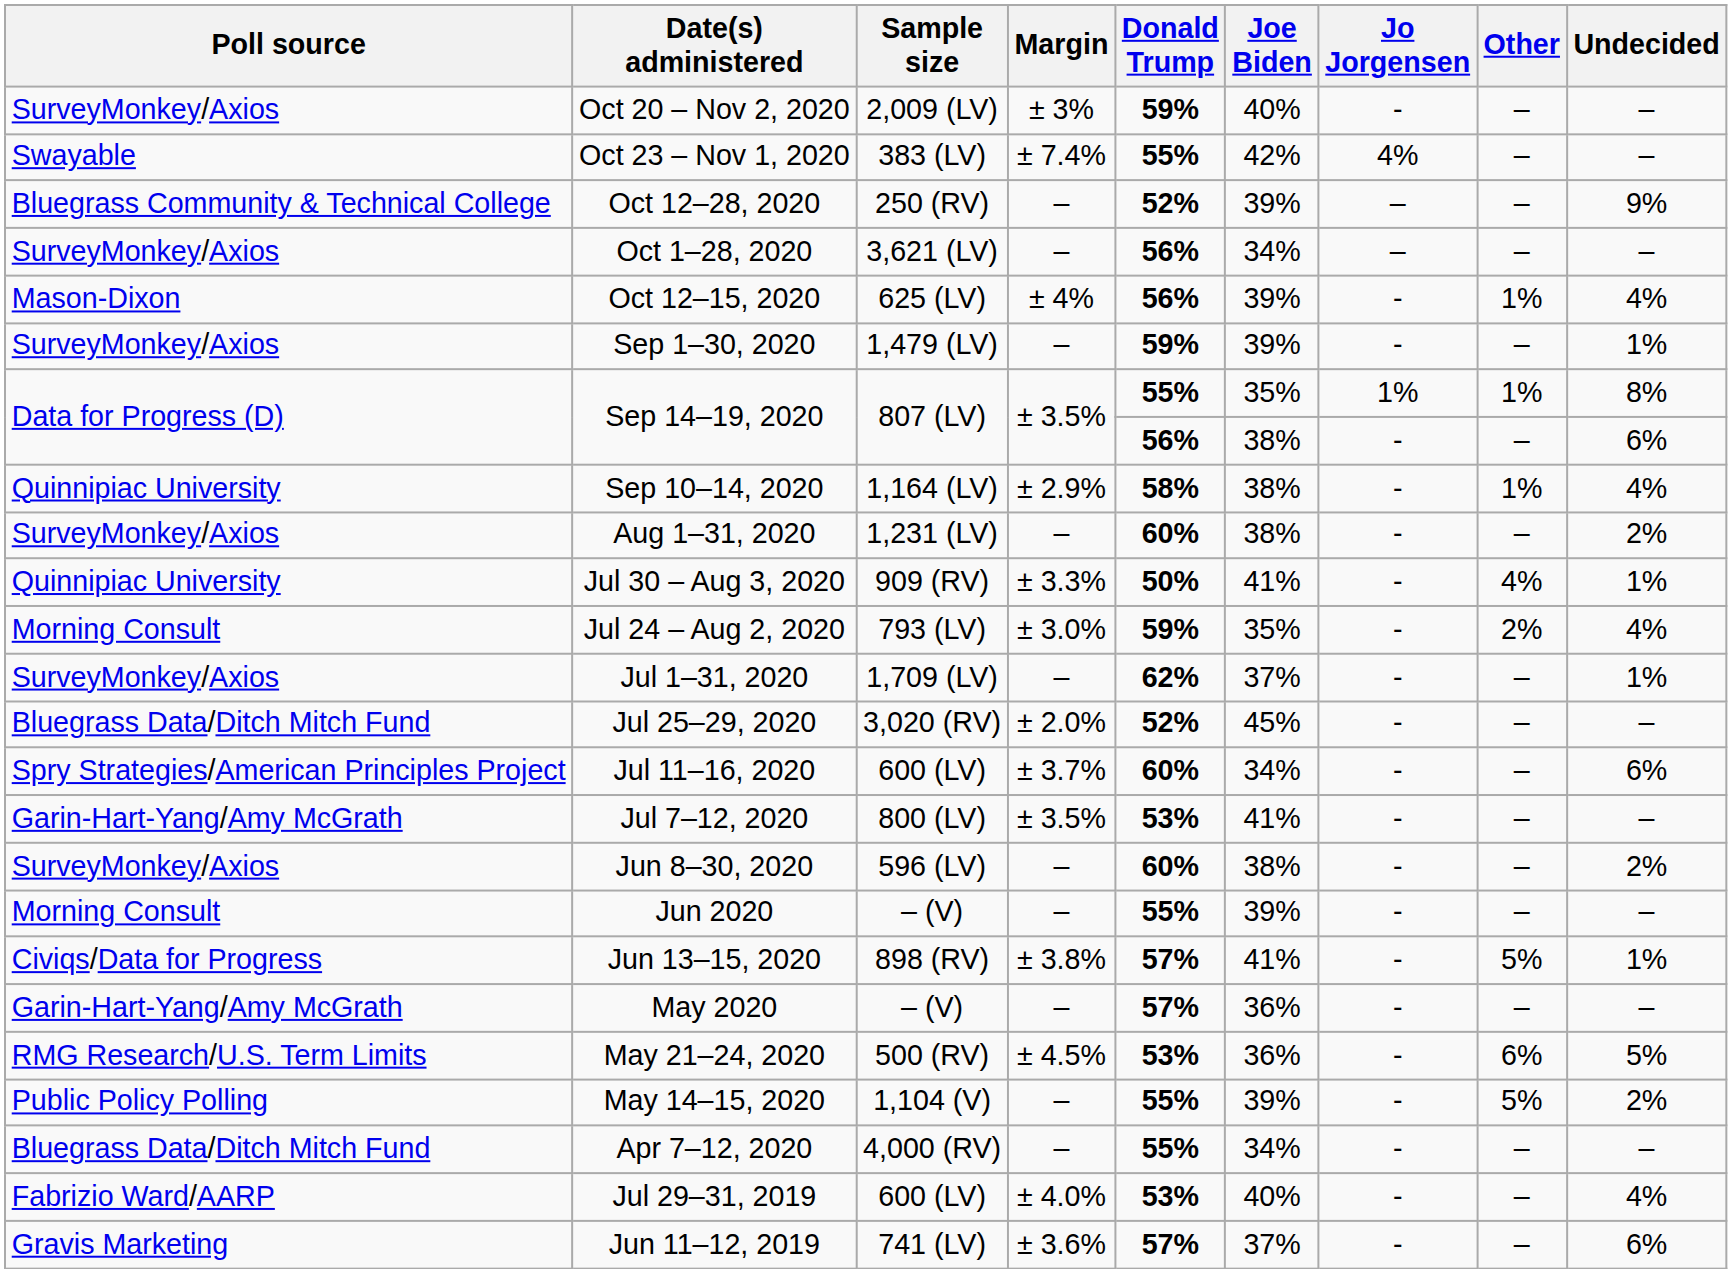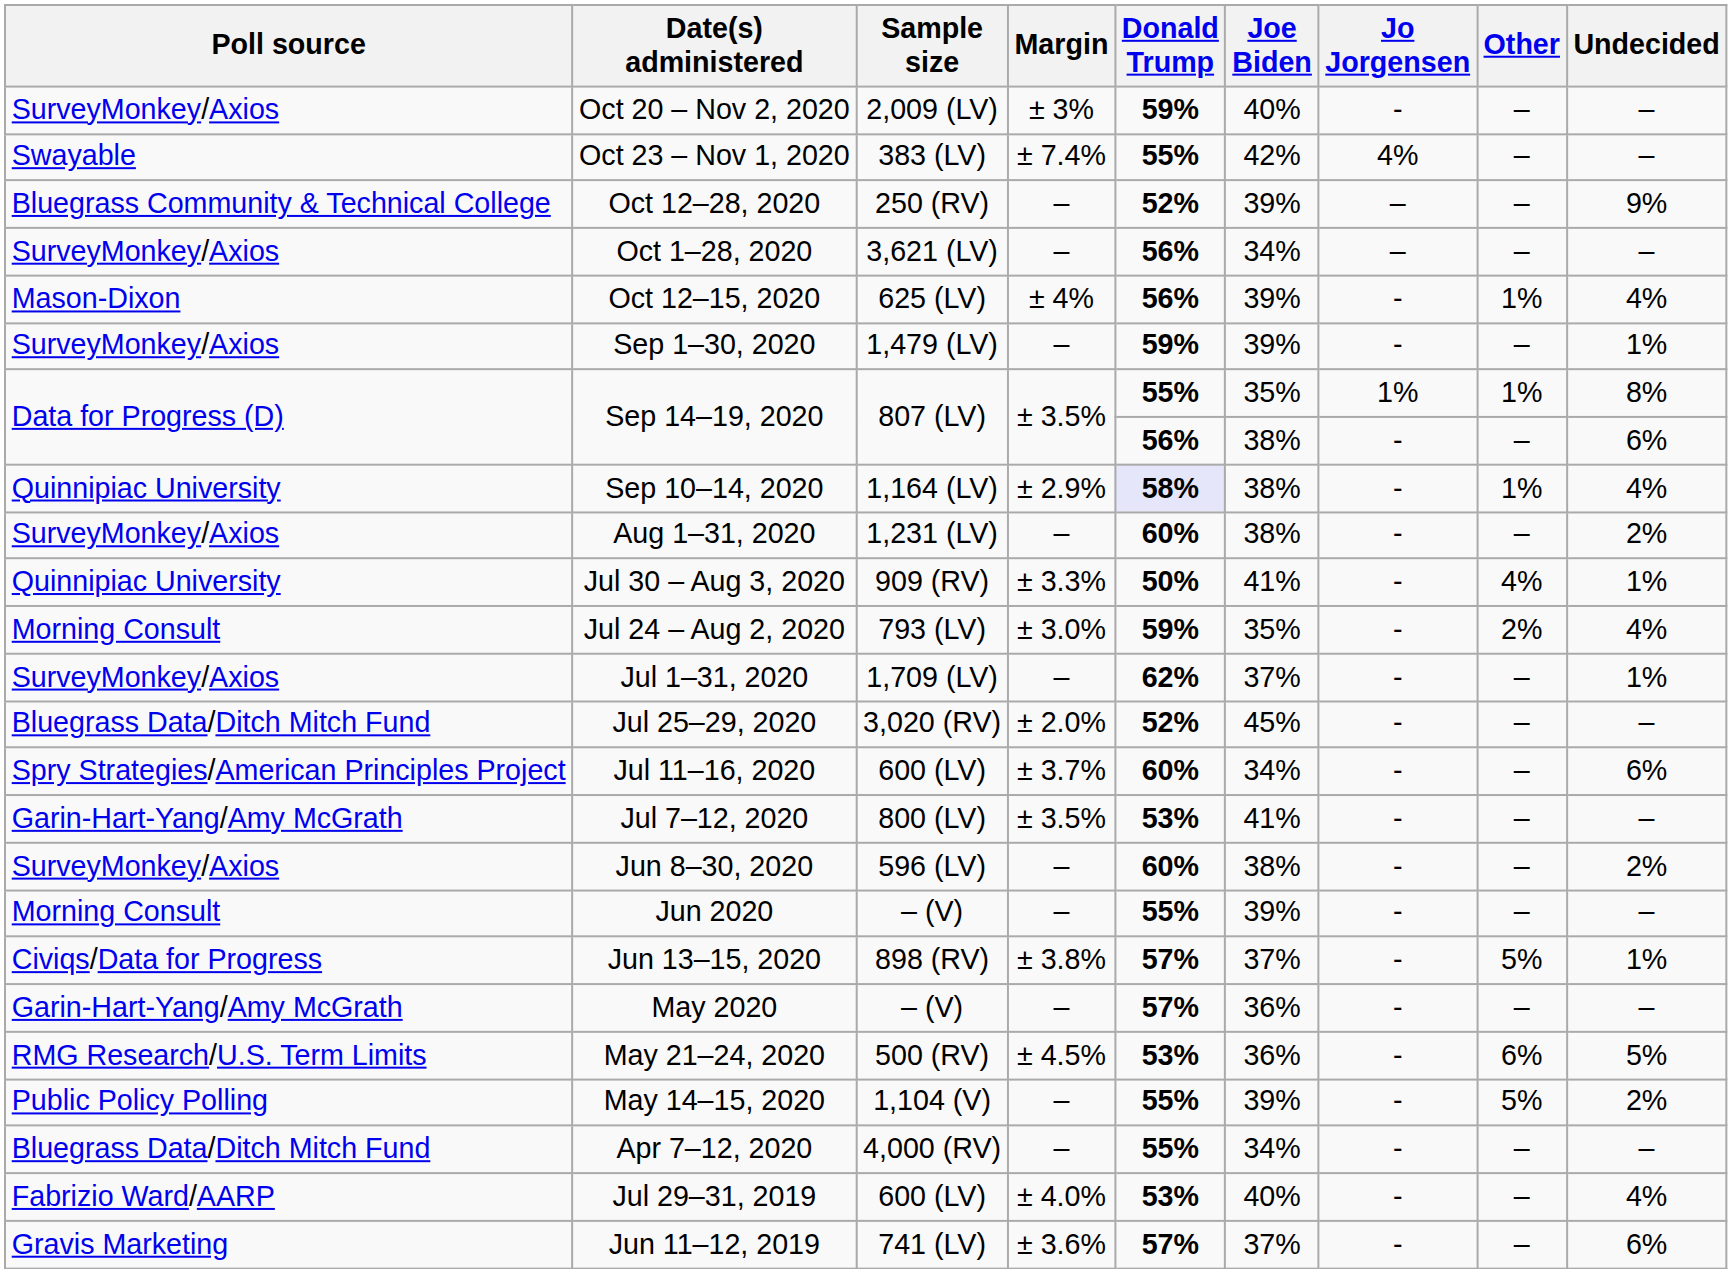(1170, 487) no background -> (1170, 487) lavender background
(1272, 960) 41% -> (1272, 960) 37%
